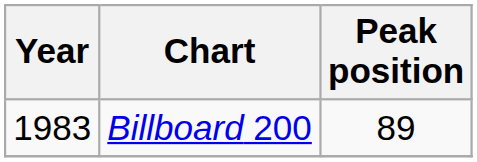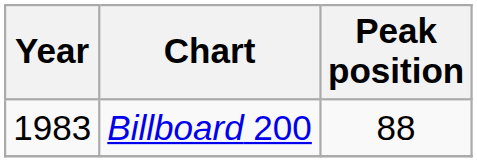(396, 127) 89 -> (396, 127) 88
